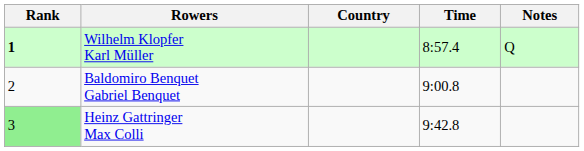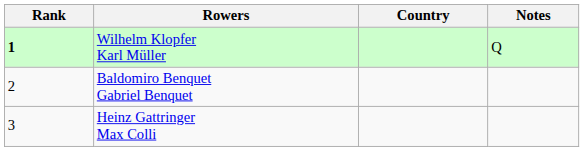- column: (460, 16)
(11, 126) lightgreen background -> (11, 126) no background
